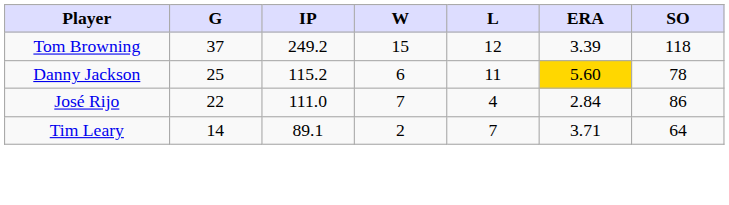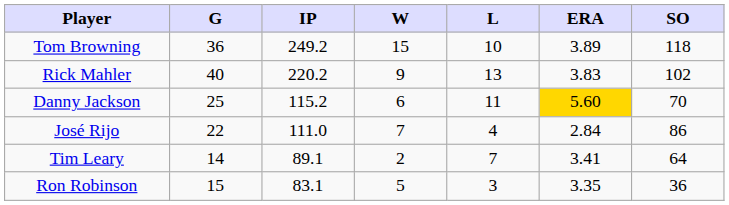(215, 46) 37 -> (215, 46) 36
(493, 46) 12 -> (493, 46) 10
(585, 46) 3.39 -> (585, 46) 3.89
+ row: (87, 74)
(678, 74) 78 -> (678, 102) 70
(585, 130) 3.71 -> (585, 158) 3.41
+ row: (87, 185)
